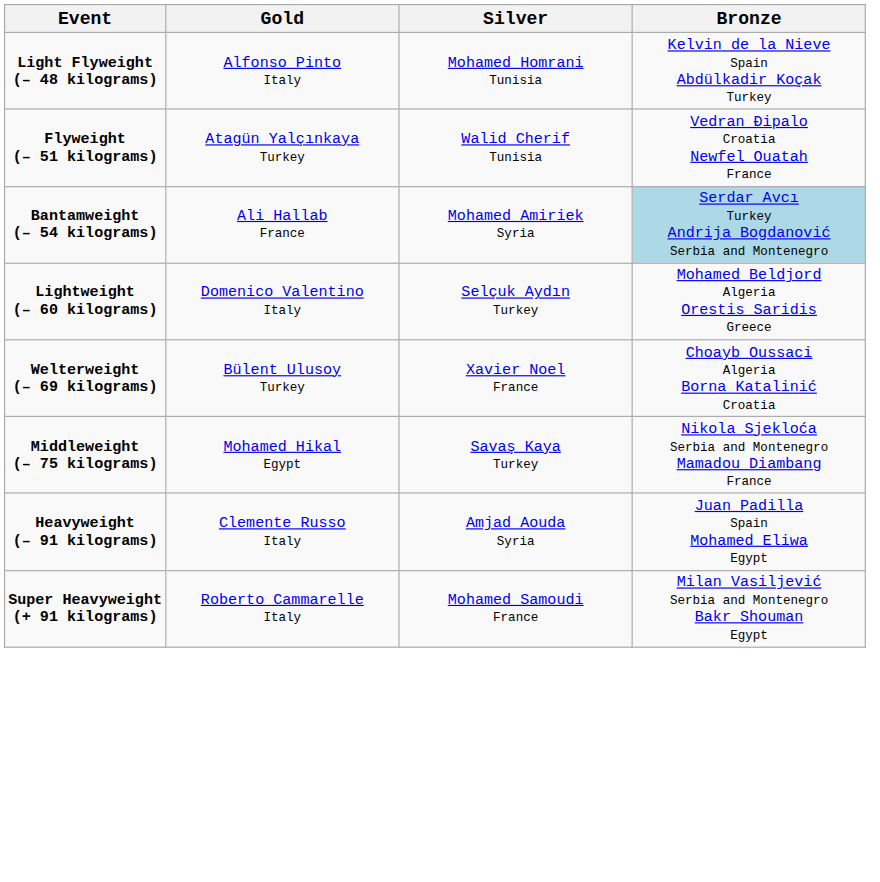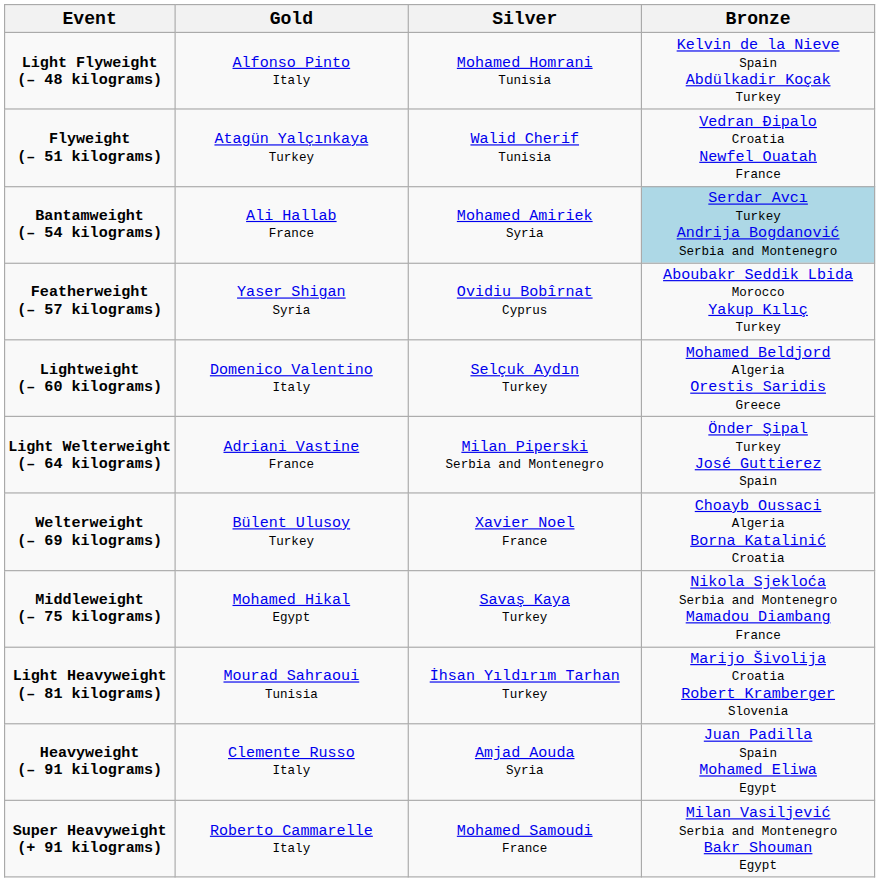+ row: (90, 301)
+ row: (90, 455)
+ row: (90, 685)
